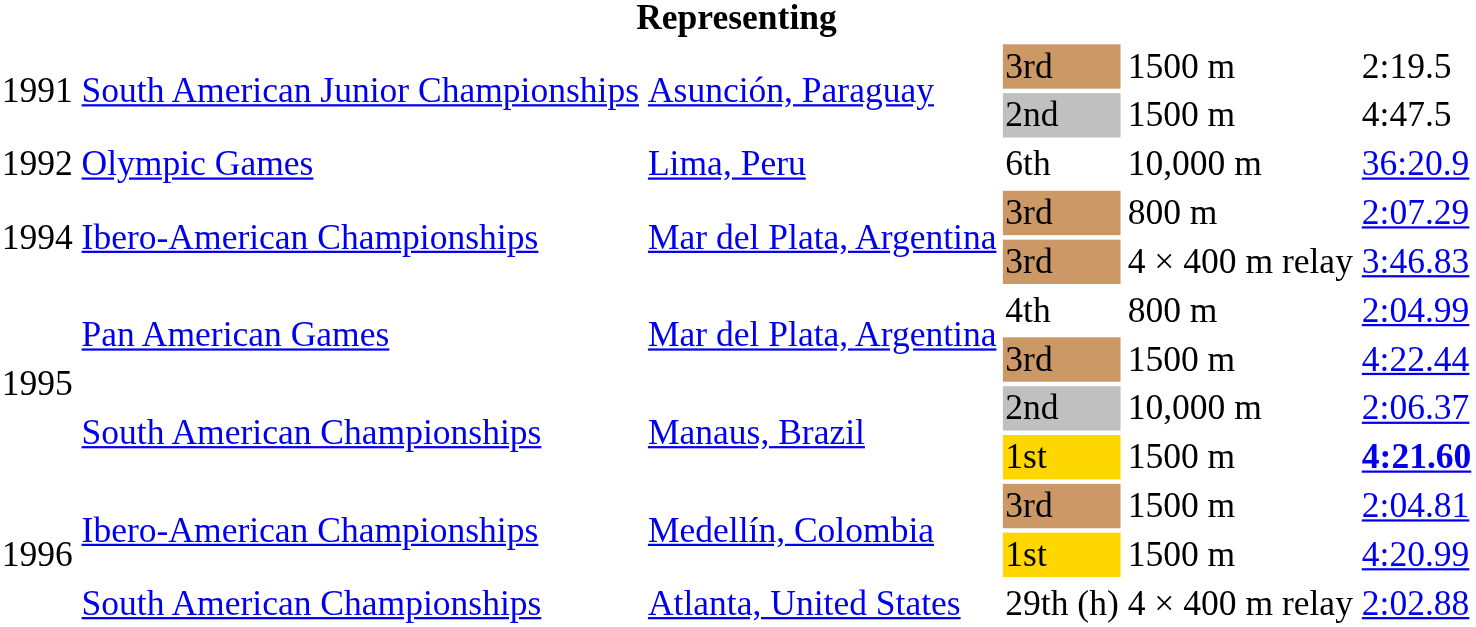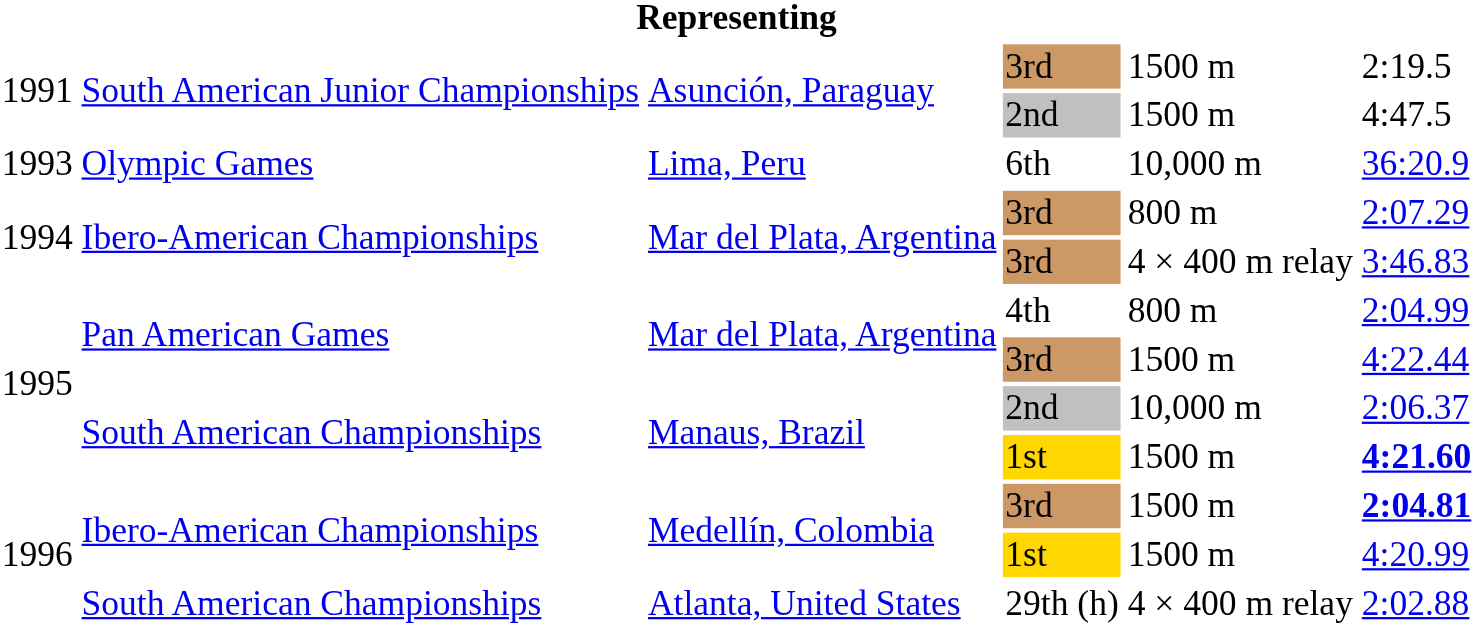(37, 163) 1992 -> (37, 163) 1993
(1416, 505) normal -> (1417, 505) bold
